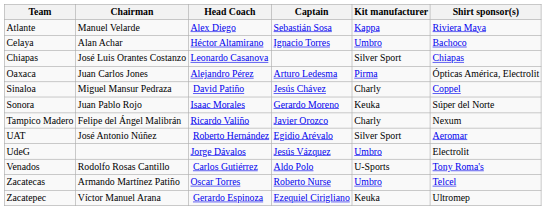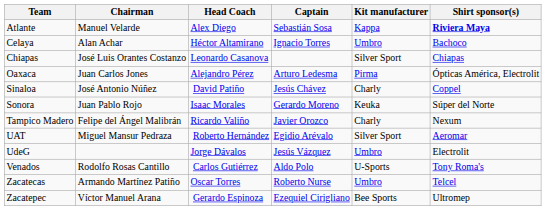(459, 27) normal -> (461, 27) bold
(125, 89) Miguel Mansur Pedraza -> (117, 89) José Antonio Núñez
(117, 136) José Antonio Núñez -> (125, 136) Miguel Mansur Pedraza
(367, 197) Keuka -> (376, 197) Bee Sports
